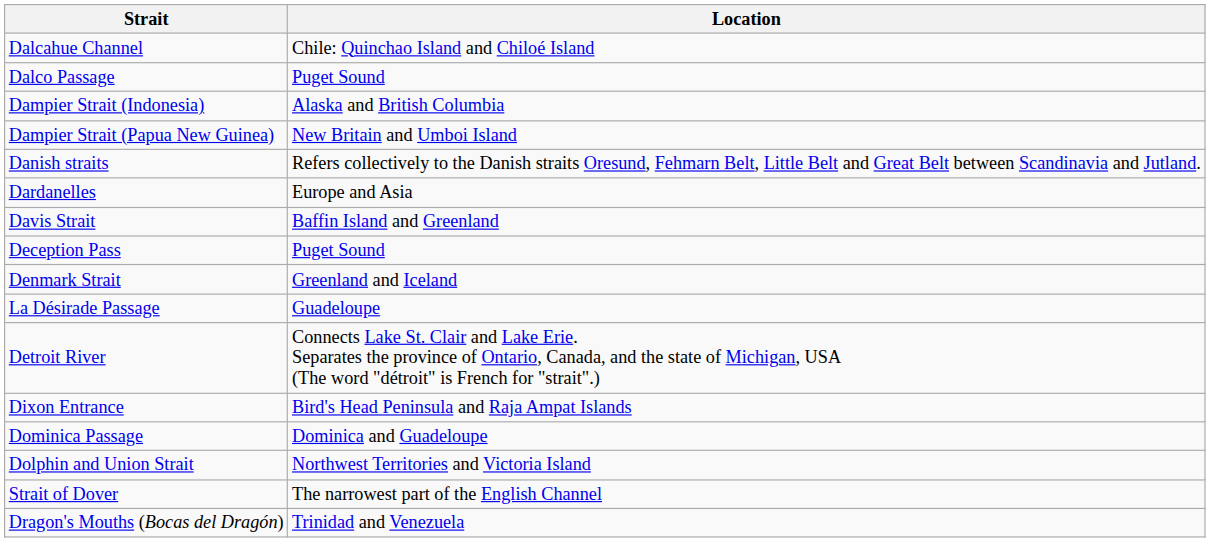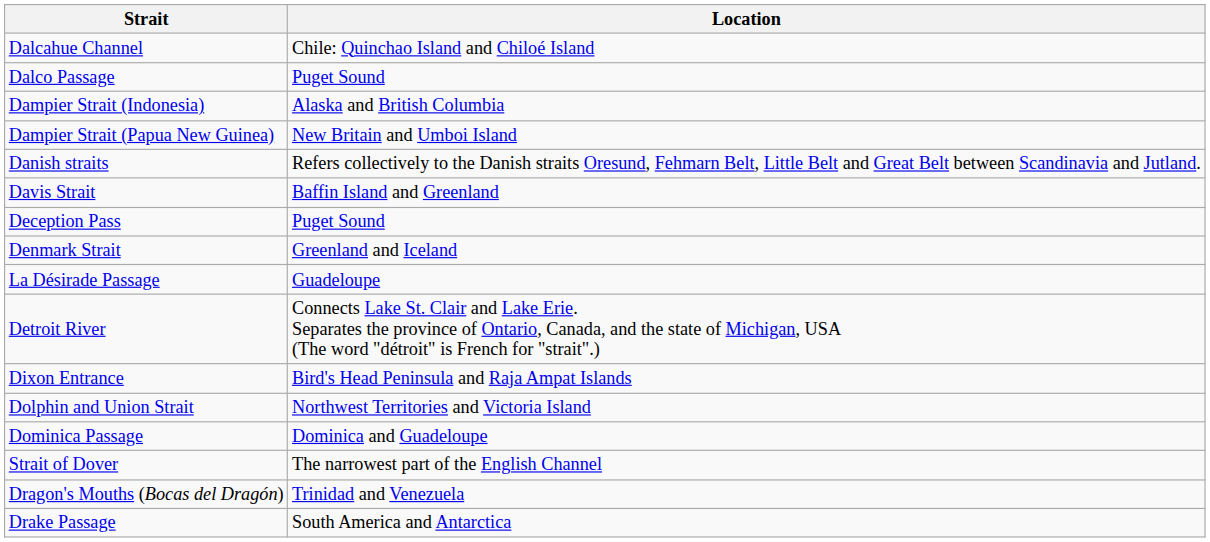- row: (52, 192)
rows swapped: (101, 464) <-> (76, 436)
+ row: (62, 522)
